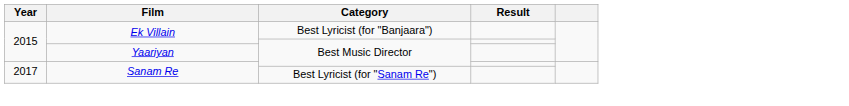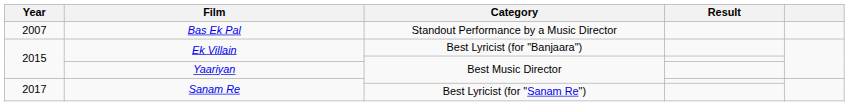+ row: (214, 30)
